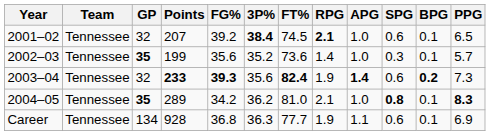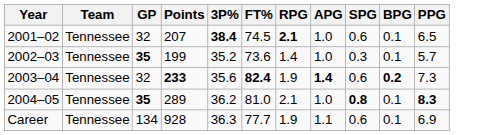- column: (226, 15)
